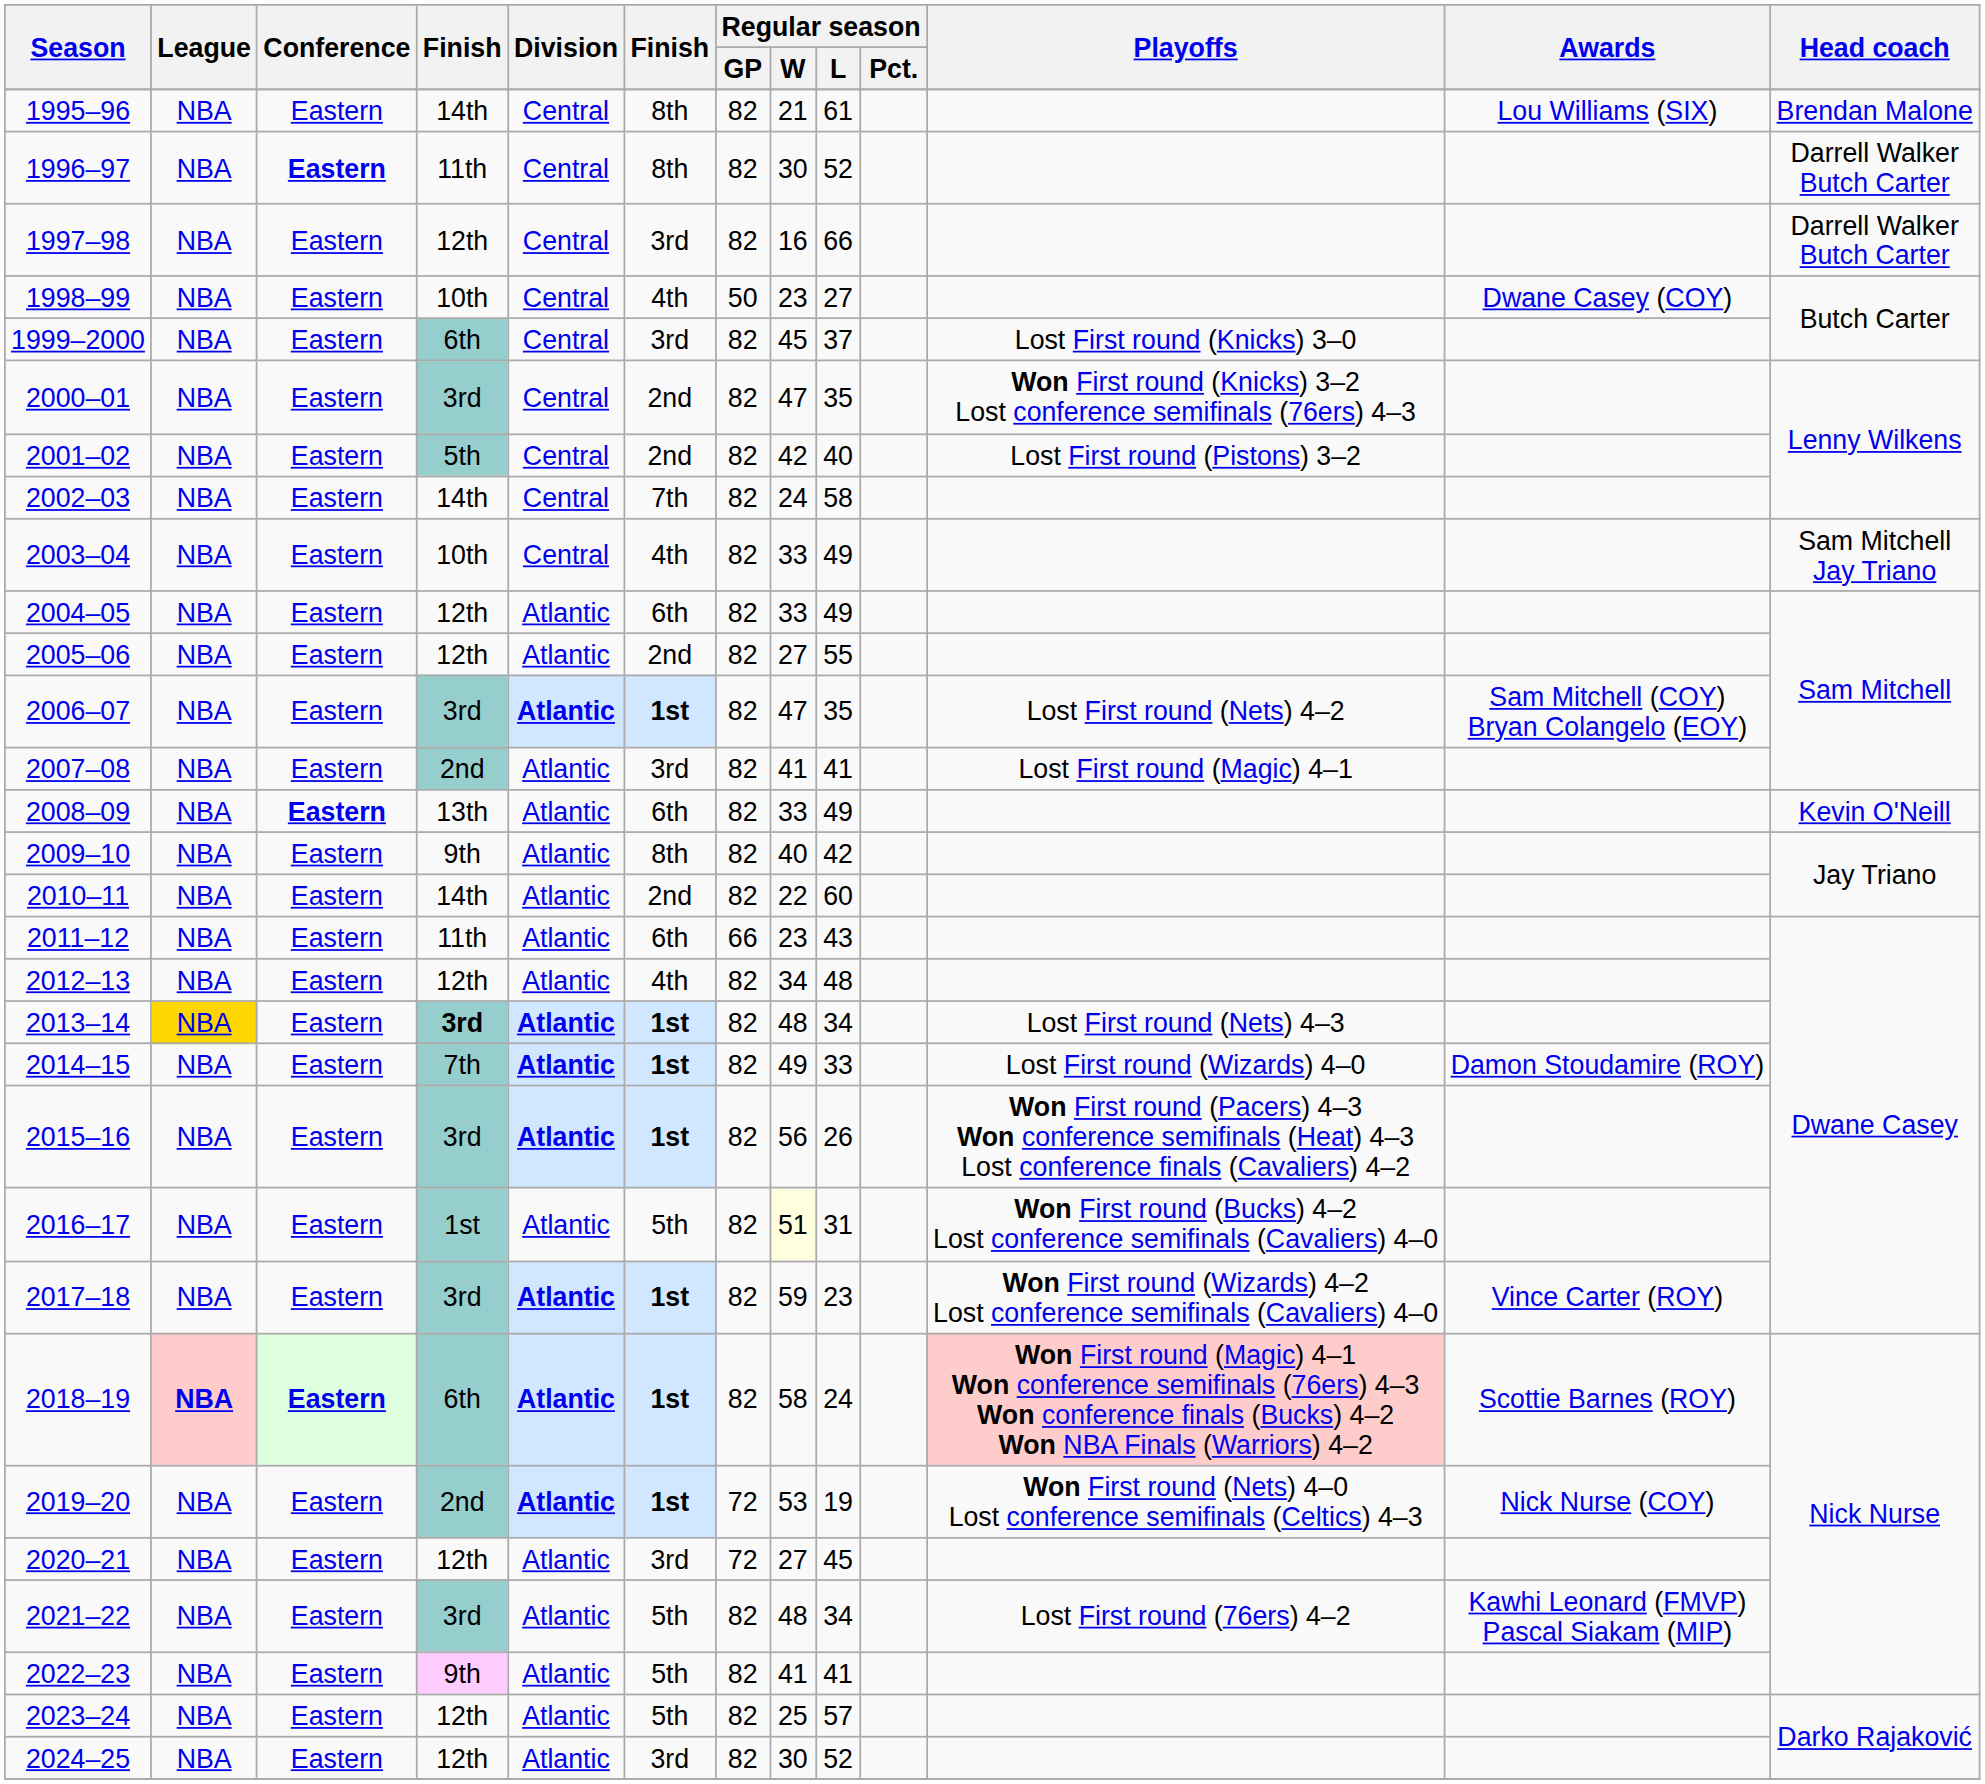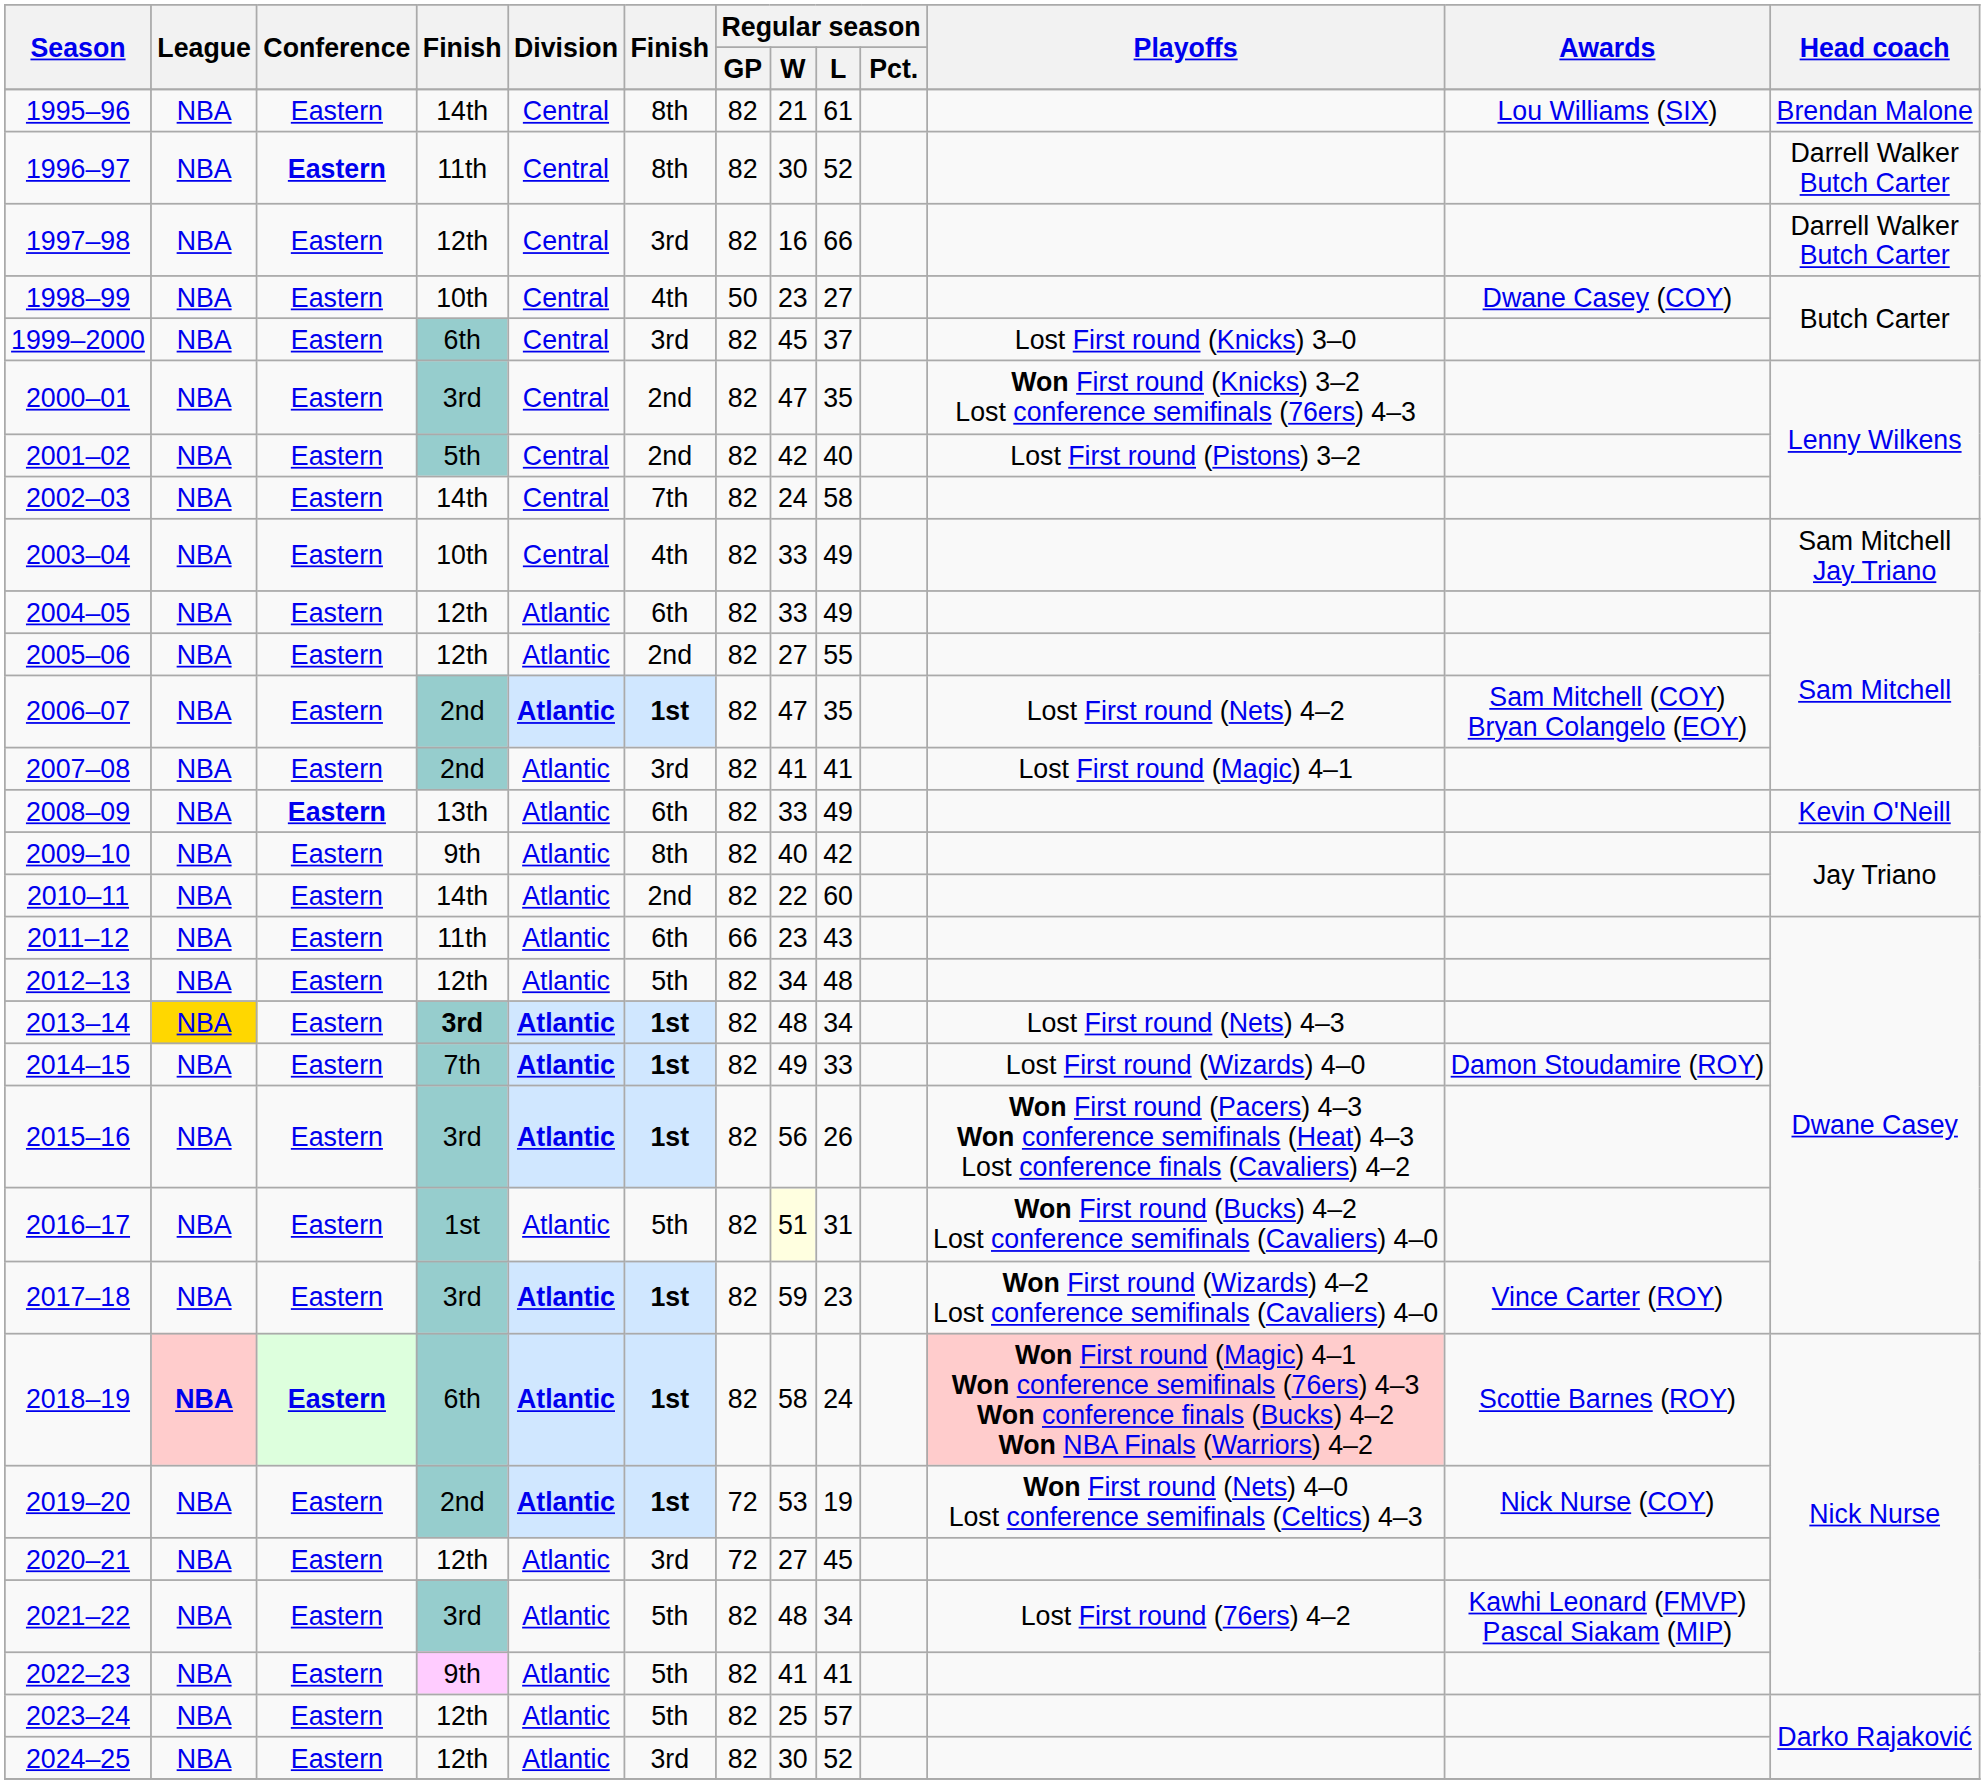(462, 711) 3rd -> (462, 711) 2nd
(670, 980) 4th -> (670, 980) 5th
